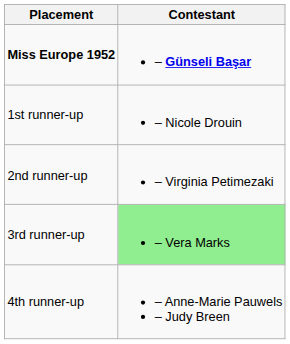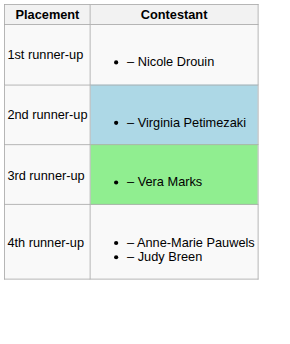- row: (61, 55)
(202, 182) no background -> (174, 122) lightblue background
